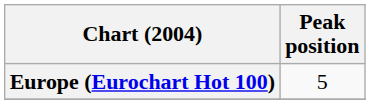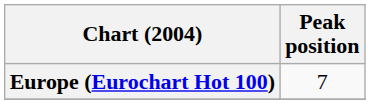(322, 81) 5 -> (322, 81) 7
